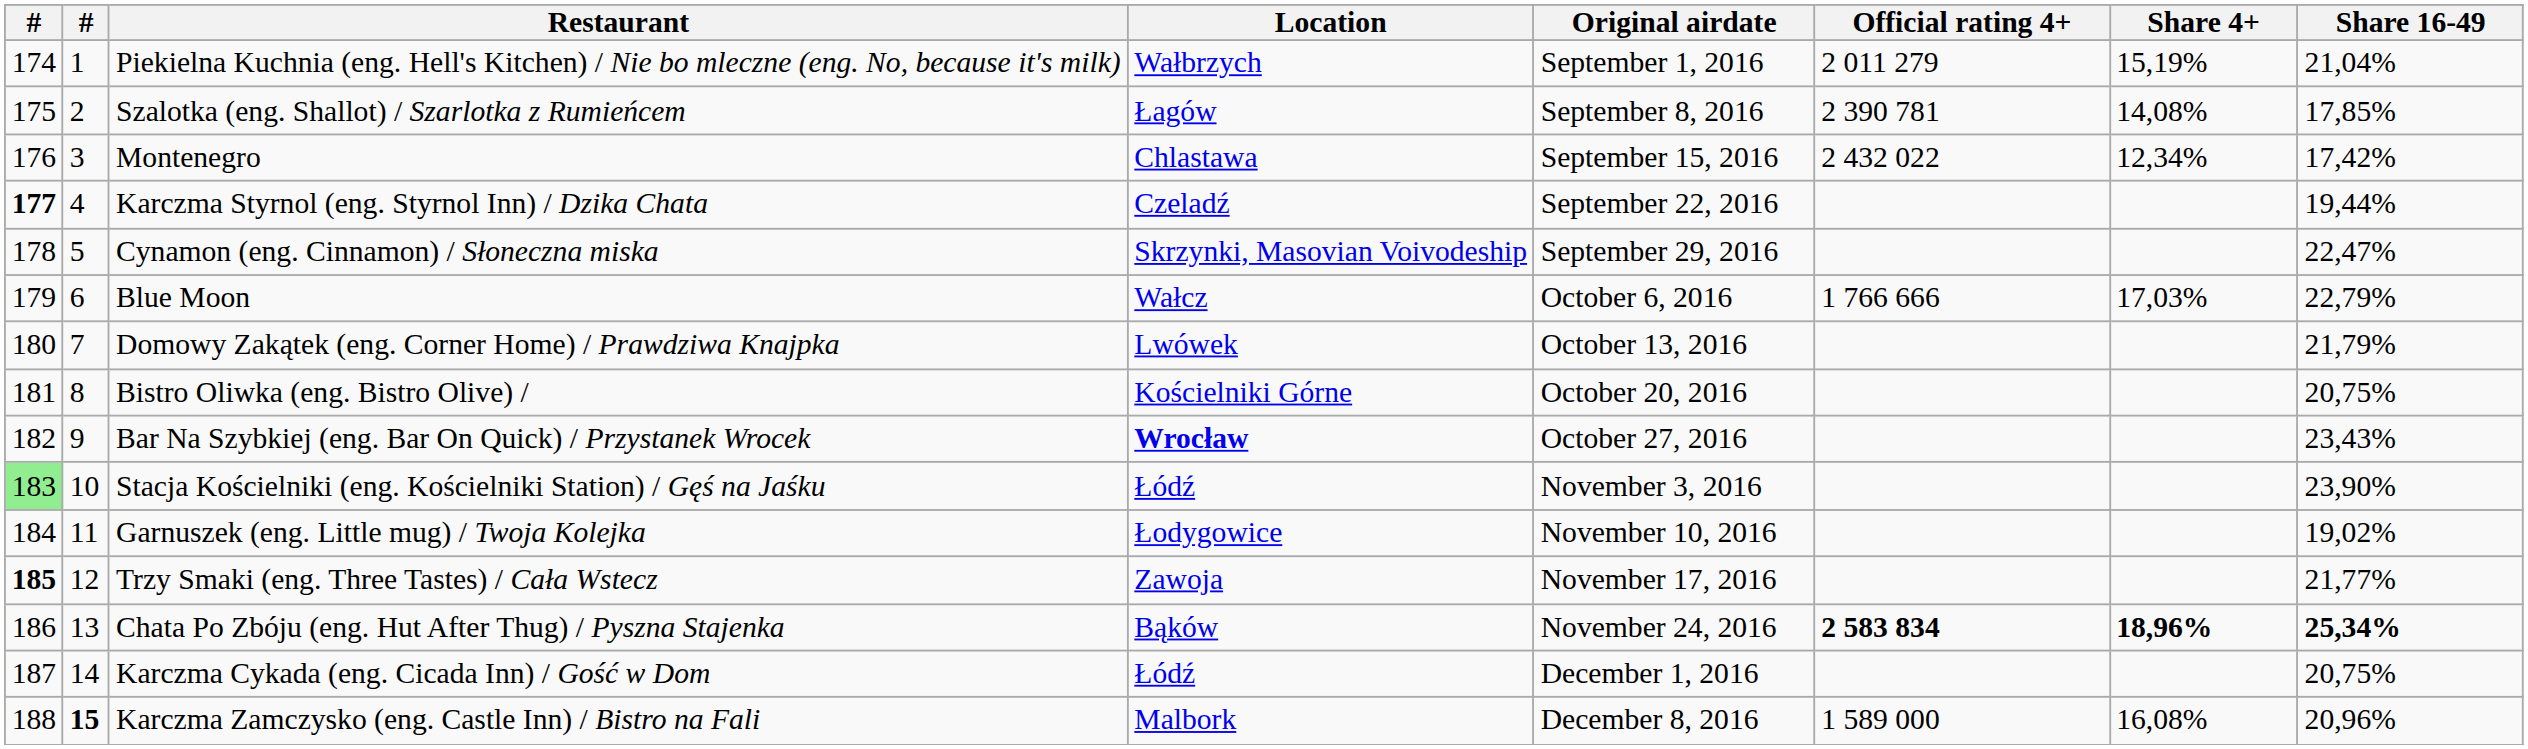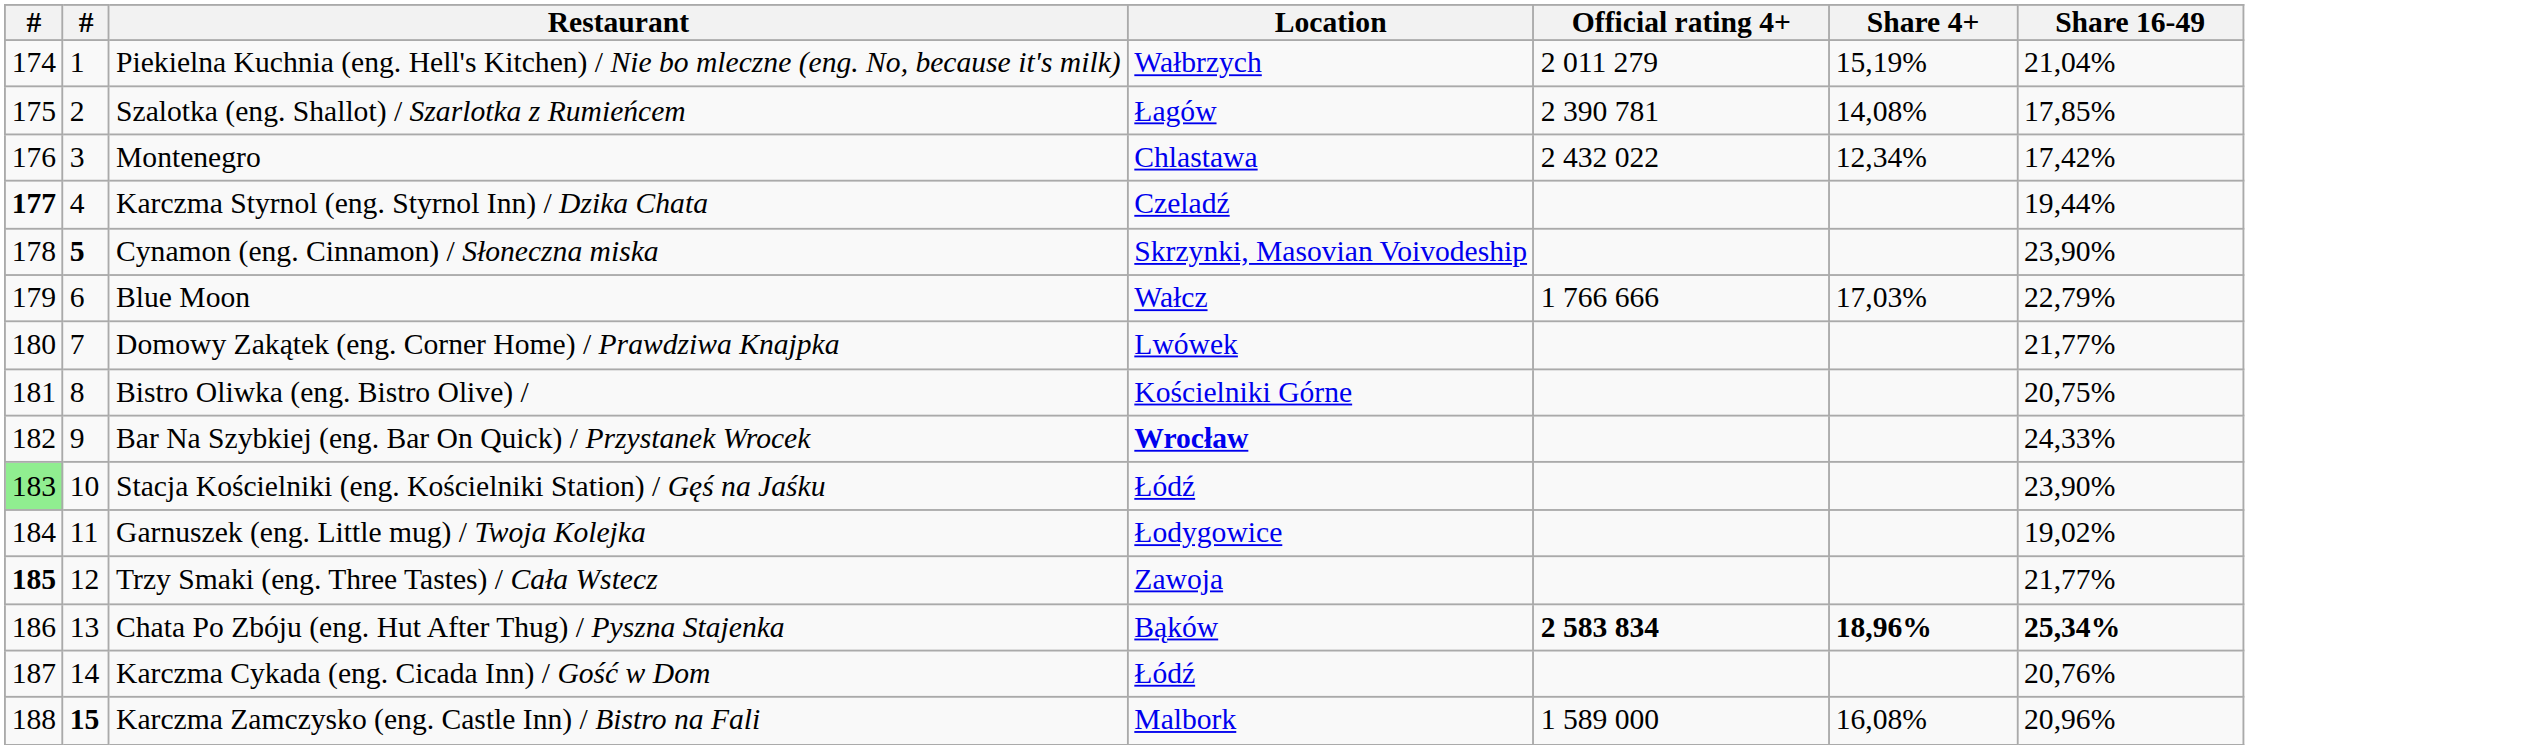- column: (1674, 22)
(77, 250) normal -> (77, 250) bold
(2350, 250) 22,47% -> (2070, 250) 23,90%
(2350, 344) 21,79% -> (2070, 344) 21,77%
(2350, 438) 23,43% -> (2070, 438) 24,33%
(2350, 673) 20,75% -> (2070, 673) 20,76%
